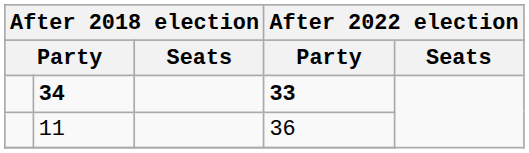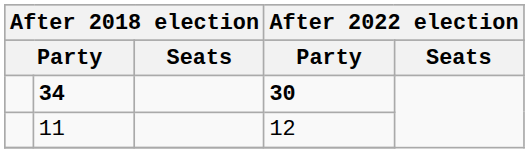(283, 94) 33 -> (283, 94) 30
(283, 129) 36 -> (283, 129) 12
